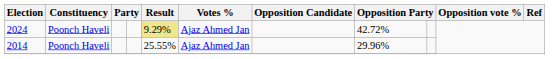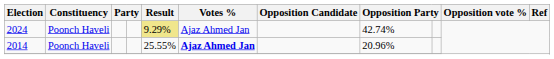(373, 29) 42.72% -> (378, 29) 42.74%
(215, 45) normal -> (218, 45) bold
(373, 45) 29.96% -> (378, 45) 20.96%
